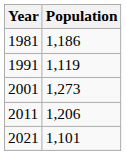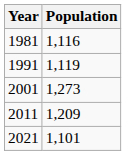(63, 41) 1,186 -> (63, 41) 1,116
(63, 114) 1,206 -> (63, 114) 1,209
